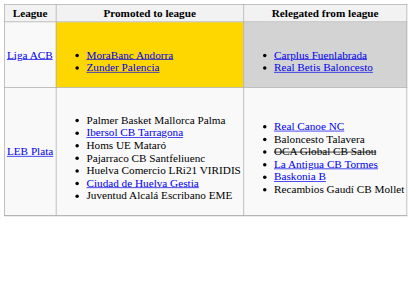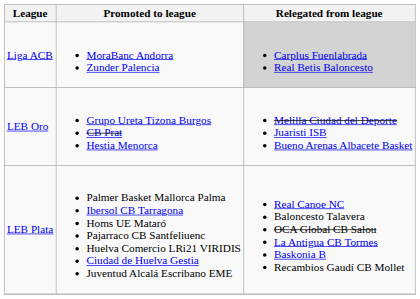(150, 61) gold background -> (150, 61) no background
+ row: (28, 126)
